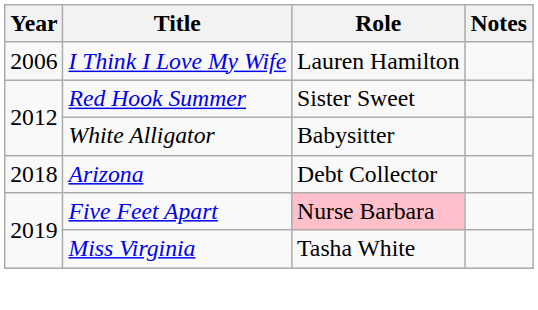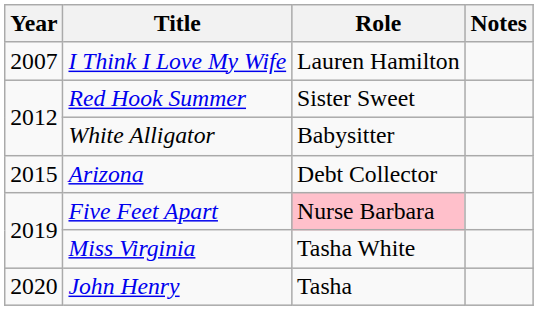(34, 60) 2006 -> (34, 60) 2007
(34, 173) 2018 -> (34, 173) 2015
+ row: (124, 286)
